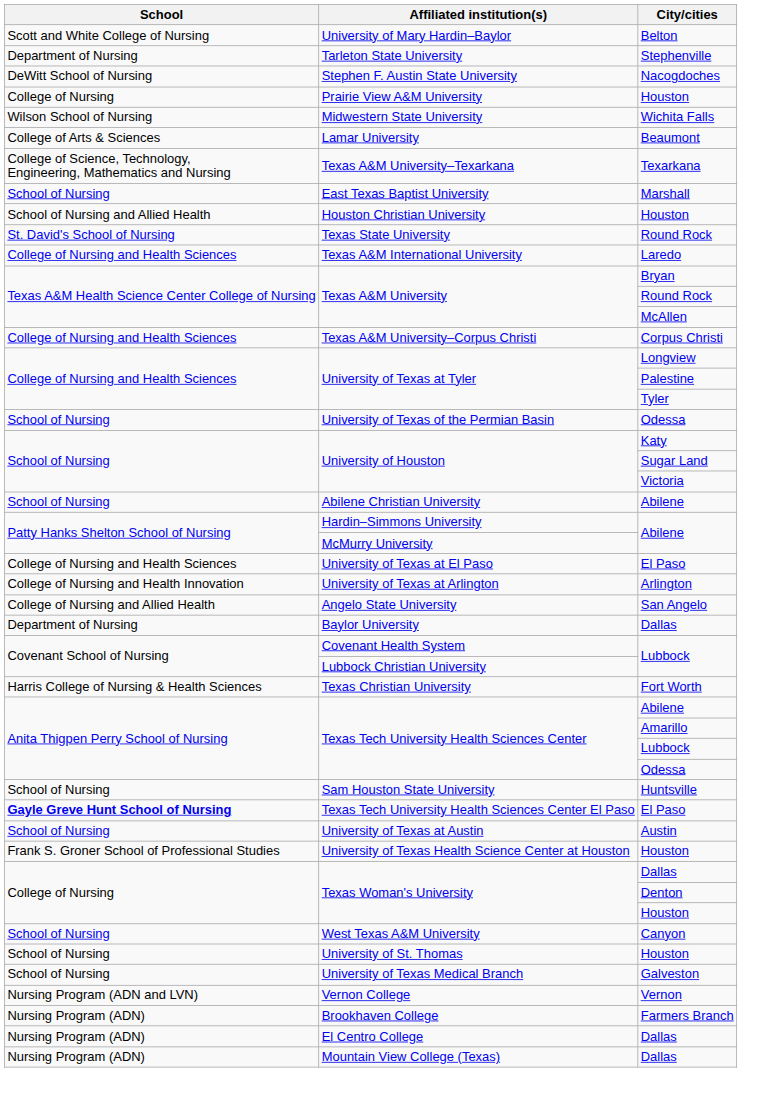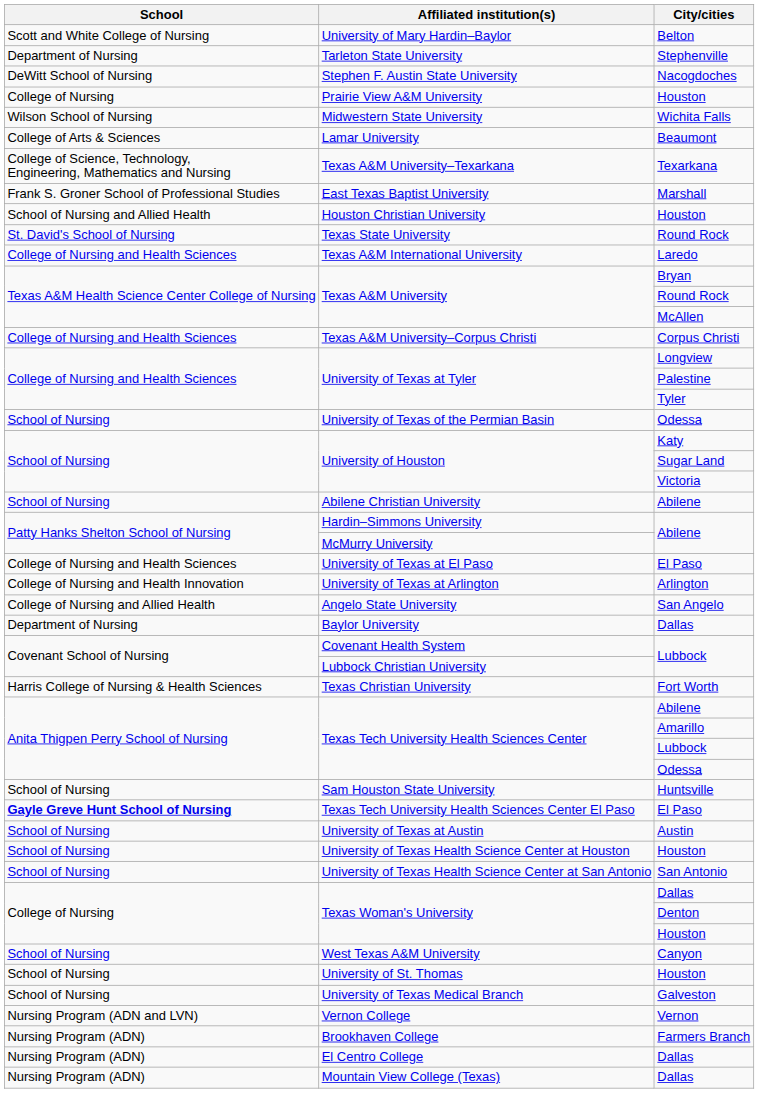(59, 193) School of Nursing -> (144, 193) Frank S. Groner School of Professional Studies
(144, 851) Frank S. Groner School of Professional Studies -> (59, 851) School of Nursing
+ row: (487, 872)
